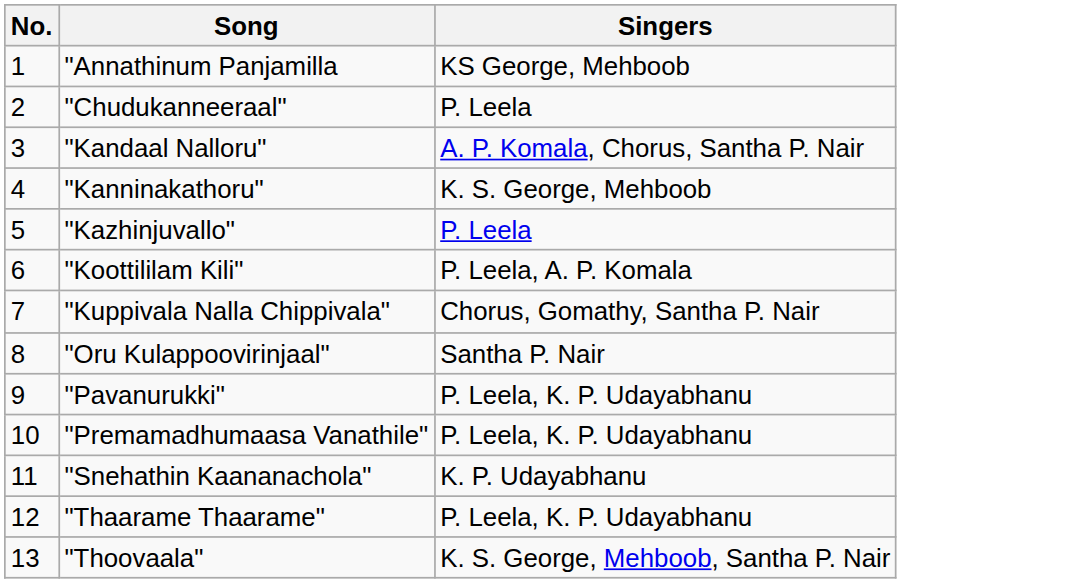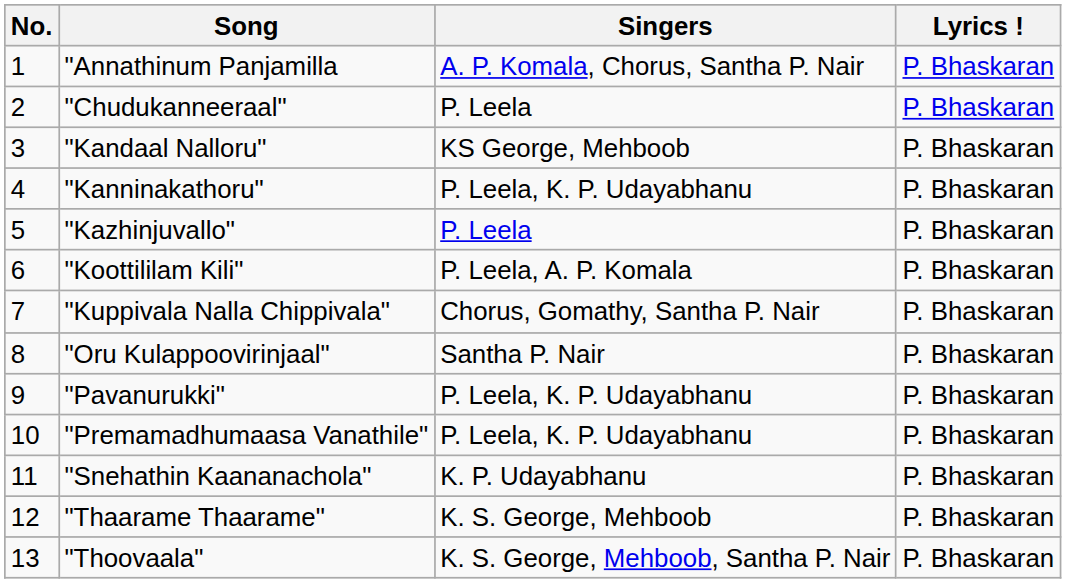+ column: (978, 25)
(565, 66) KS George, Mehboob -> (652, 66) A. P. Komala, Chorus, Santha P. Nair
(652, 148) A. P. Komala, Chorus, Santha P. Nair -> (565, 148) KS George, Mehboob
(576, 189) K. S. George, Mehboob -> (596, 189) P. Leela, K. P. Udayabhanu
(596, 516) P. Leela, K. P. Udayabhanu -> (576, 516) K. S. George, Mehboob
